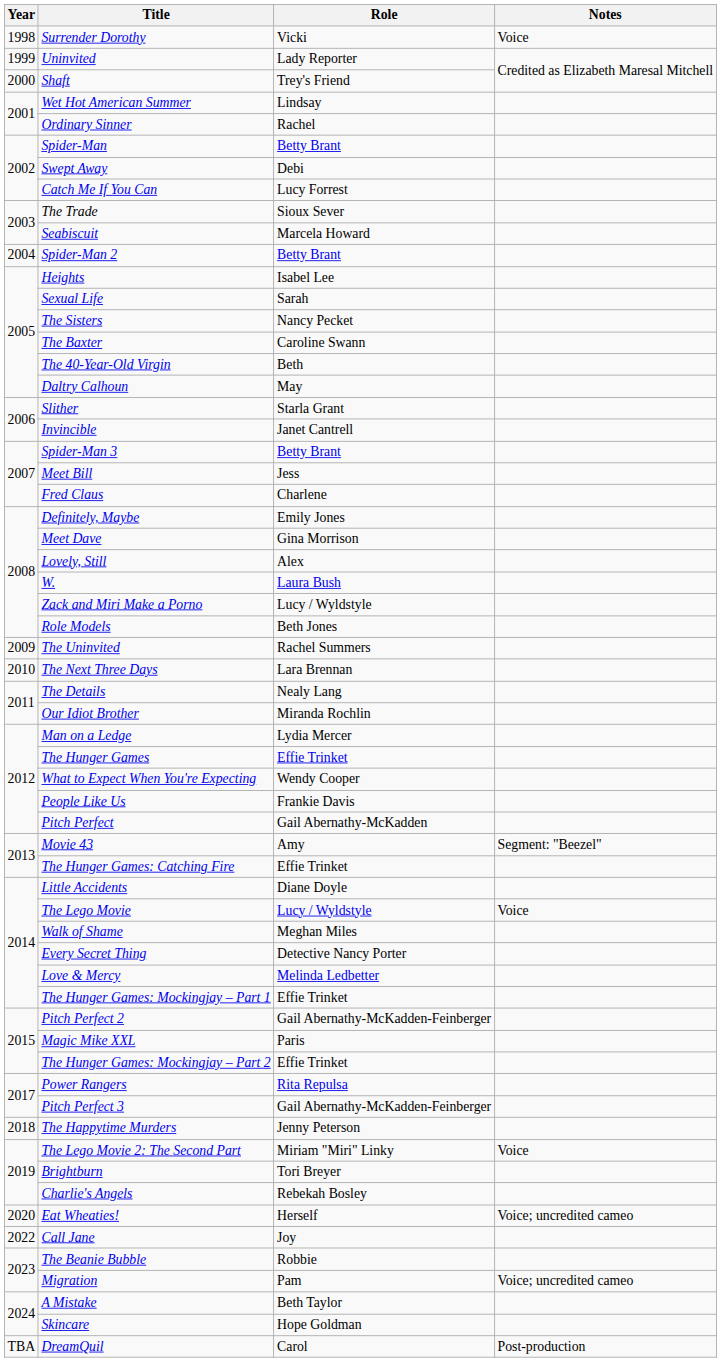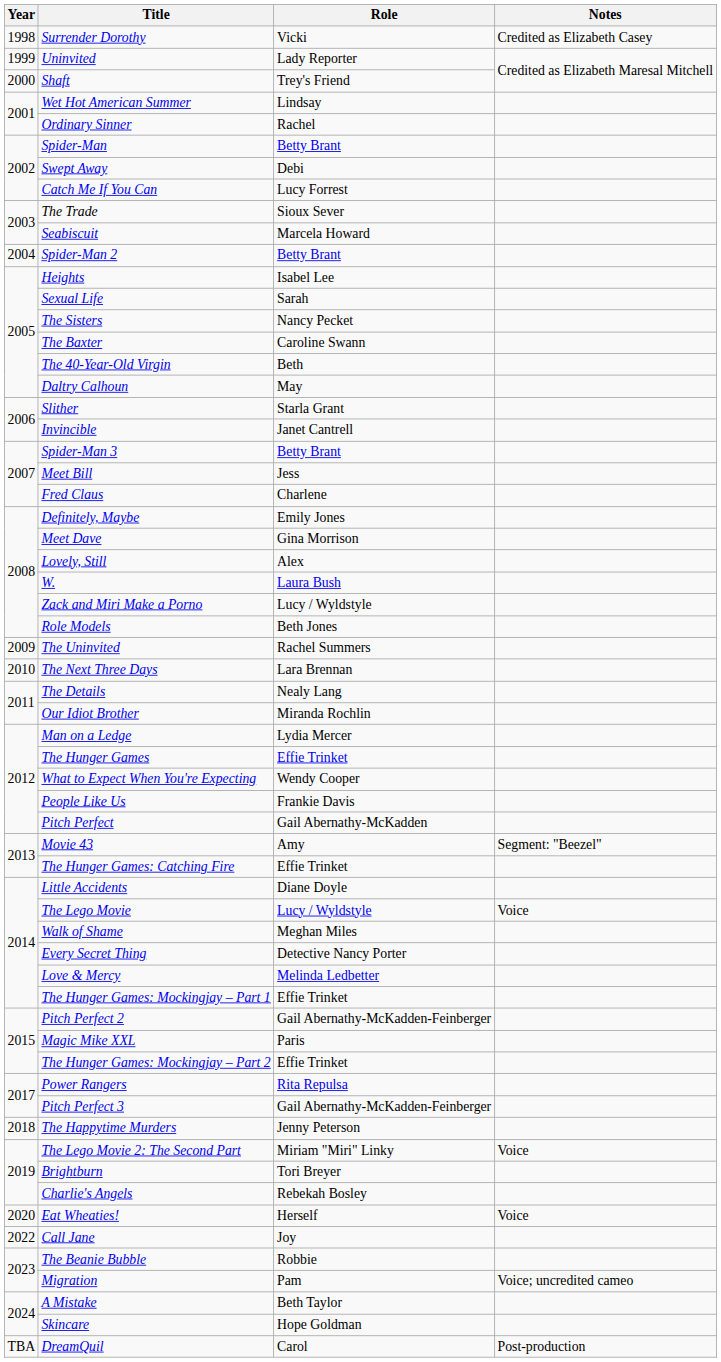(513, 37) Voice -> (575, 37) Credited as Elizabeth Casey
(565, 1215) Voice; uncredited cameo -> (513, 1215) Voice
